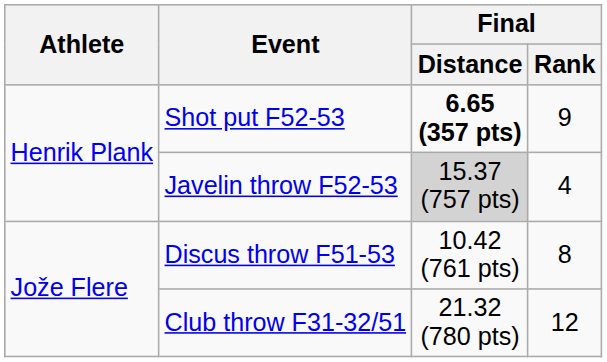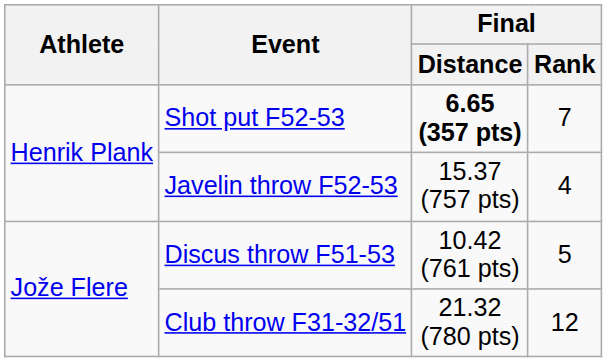(565, 118) 9 -> (565, 118) 7
(470, 186) lightgrey background -> (470, 186) no background
(565, 254) 8 -> (565, 254) 5
